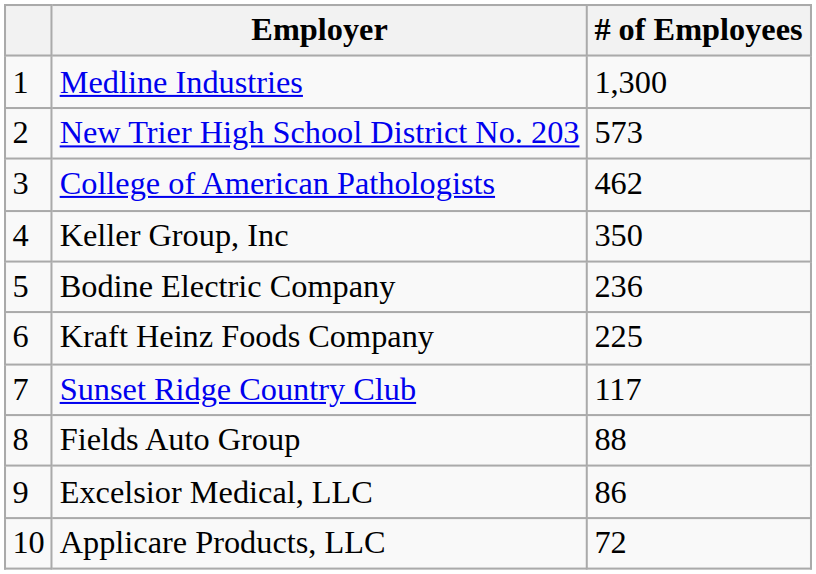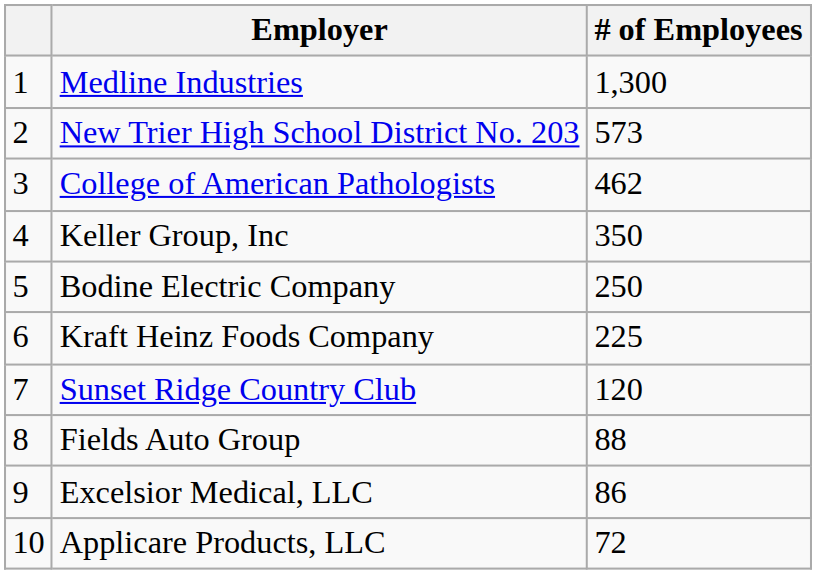(619, 286) 236 -> (619, 286) 250
(618, 388) 117 -> (619, 388) 120
